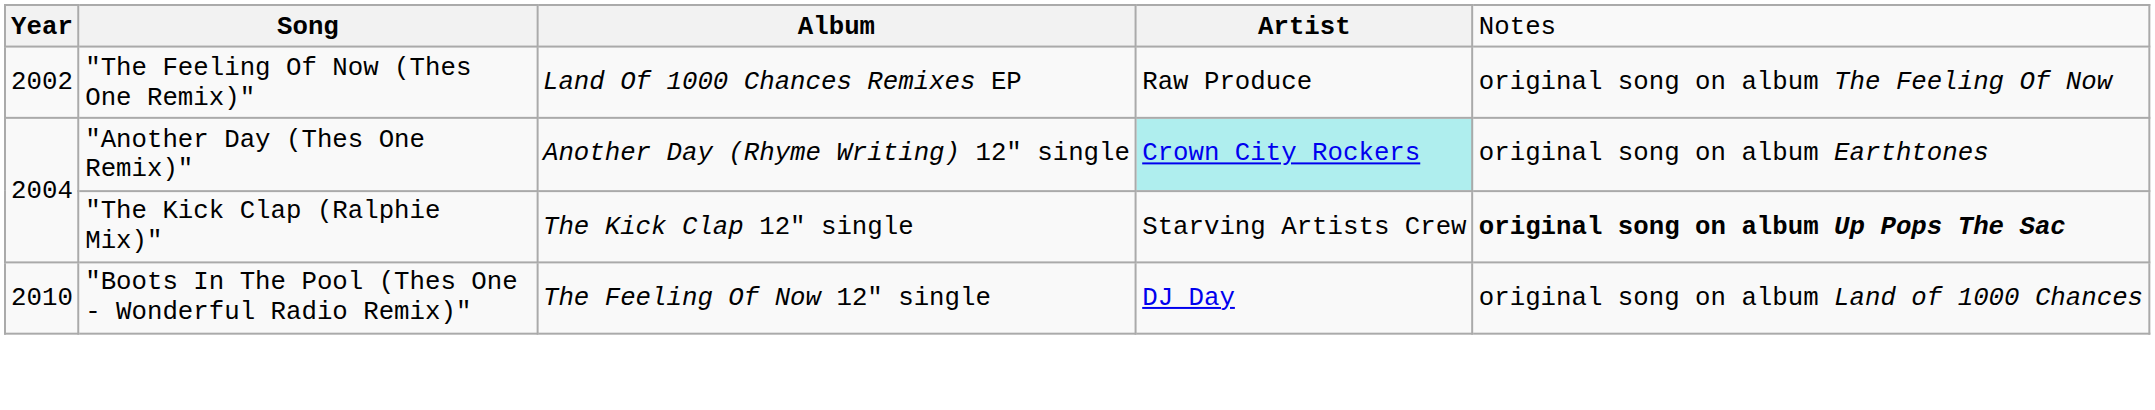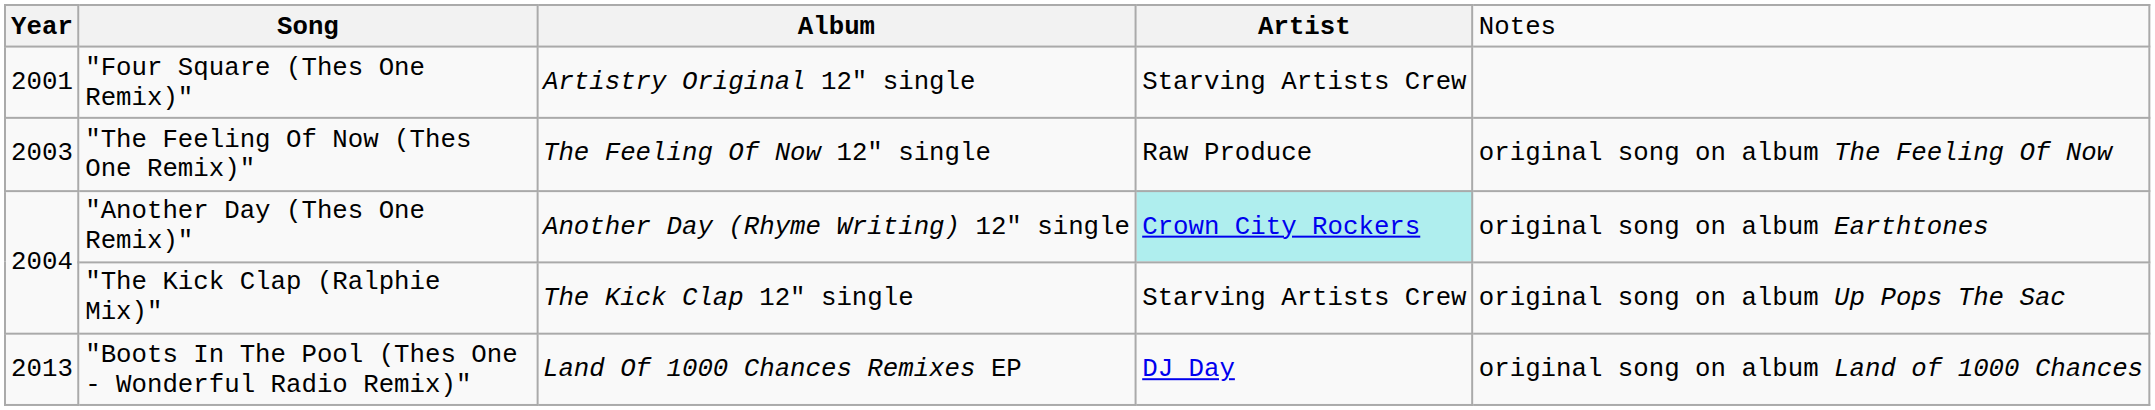+ row: (255, 83)
(42, 83) 2002 -> (42, 154) 2003
(782, 83) Land Of 1000 Chances Remixes EP -> (767, 154) The Feeling Of Now 12" single
(1772, 226) bold -> (1772, 298) normal
(42, 298) 2010 -> (42, 369) 2013
(767, 298) The Feeling Of Now 12" single -> (782, 369) Land Of 1000 Chances Remixes EP
